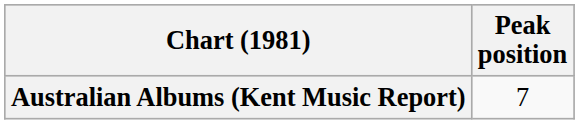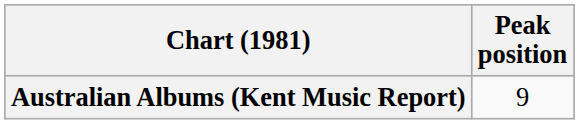(523, 97) 7 -> (523, 97) 9
